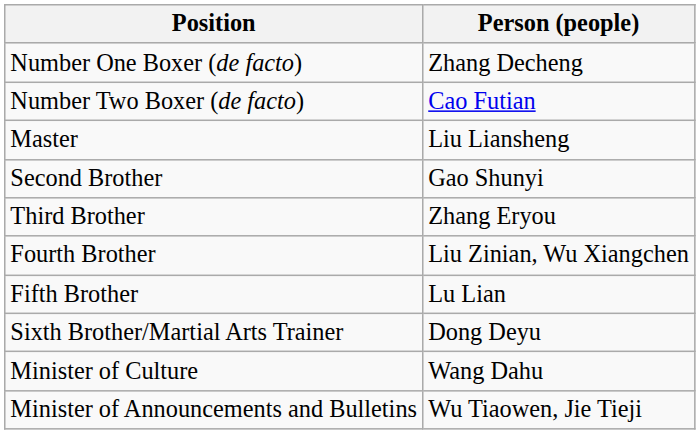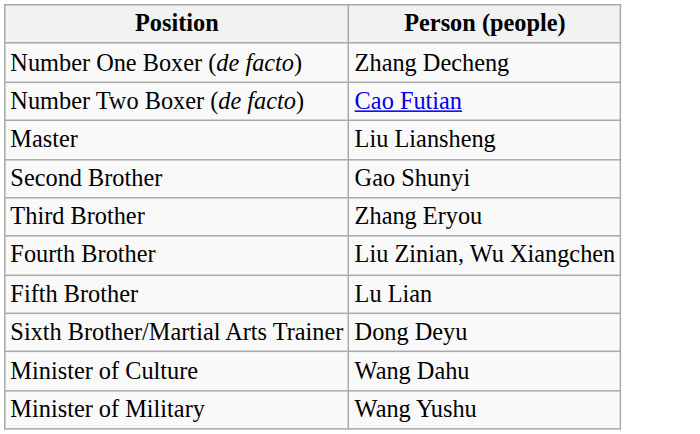+ row: (108, 409)
- row: (214, 409)
